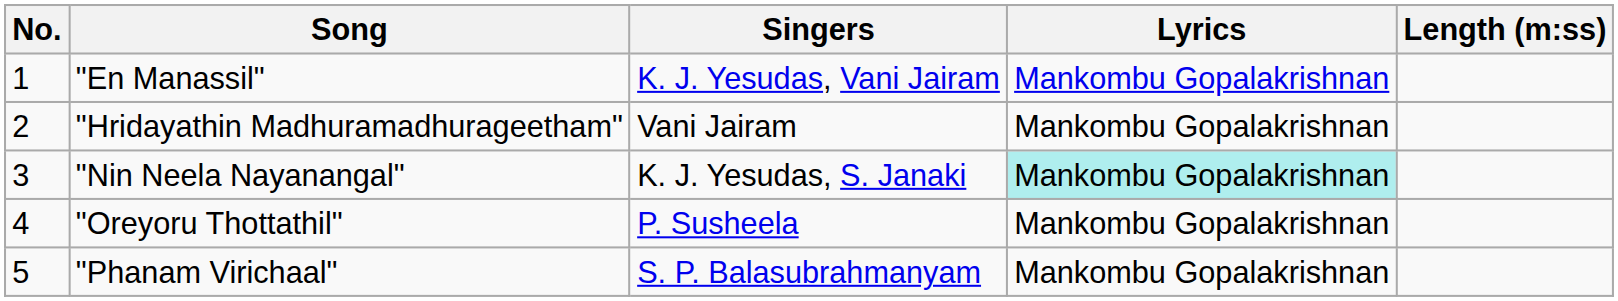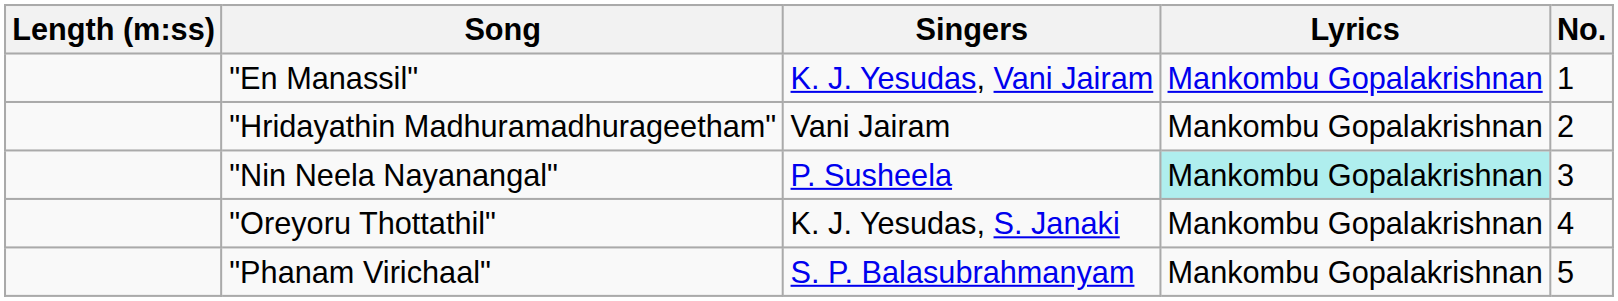columns swapped: (37, 30) <-> (1505, 30)
(802, 175) K. J. Yesudas, S. Janaki -> (871, 175) P. Susheela
(718, 224) P. Susheela -> (955, 224) K. J. Yesudas, S. Janaki
